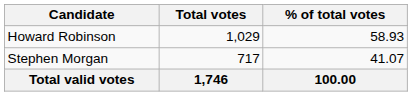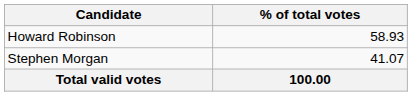- column: (211, 15)
